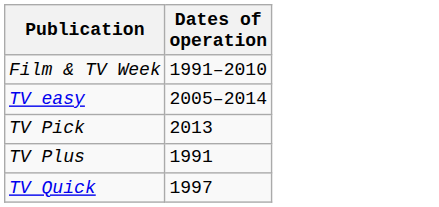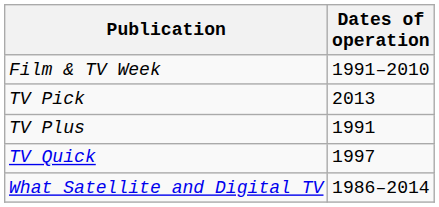- row: (47, 99)
+ row: (166, 188)
